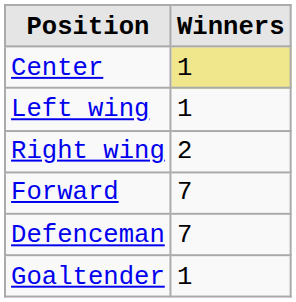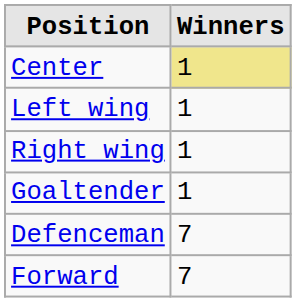(185, 151) 2 -> (185, 151) 1
rows swapped: (65, 193) <-> (88, 276)
